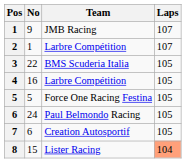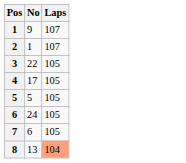- column: (98, 13)
(32, 81) 16 -> (32, 81) 17
(32, 149) 15 -> (32, 149) 13
